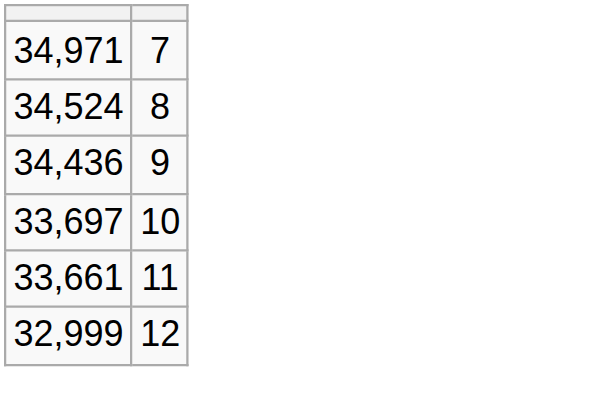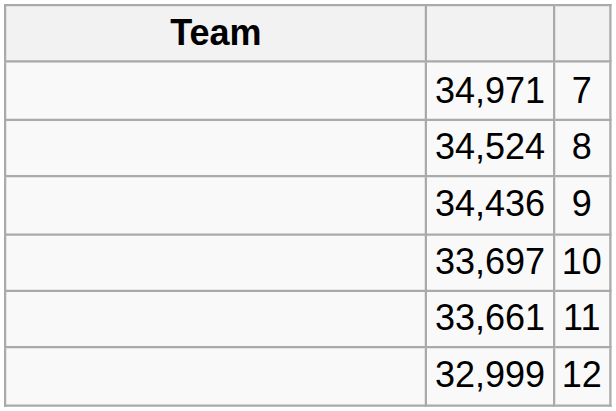+ column: (216, 33)
